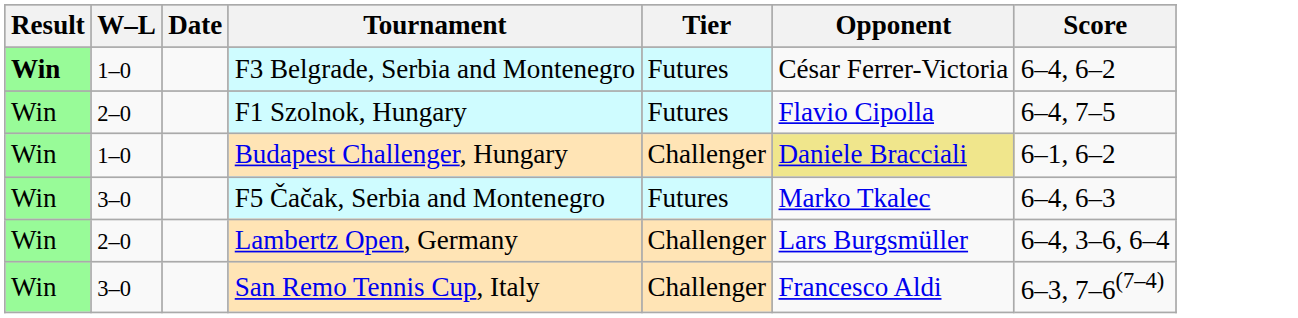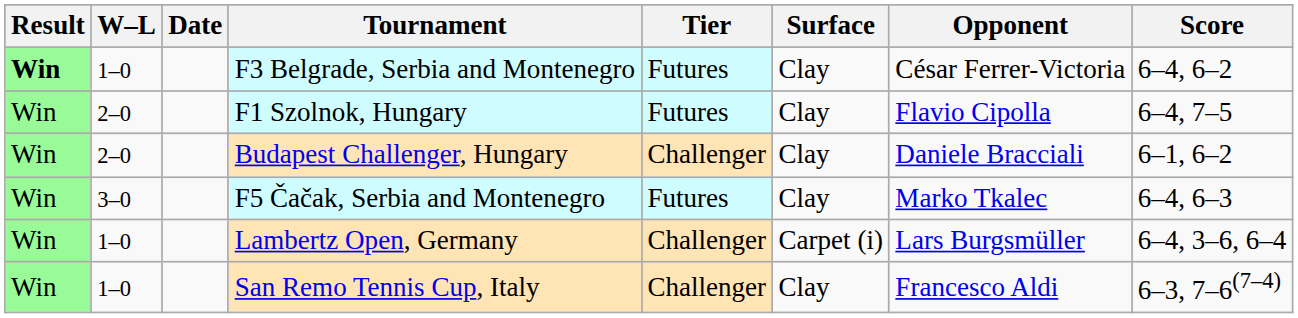+ column: (831, 25)
(114, 156) 1–0 -> (114, 156) 2–0
(873, 154) khaki background -> (990, 154) no background
(114, 242) 2–0 -> (114, 242) 1–0
(114, 288) 3–0 -> (114, 288) 1–0
